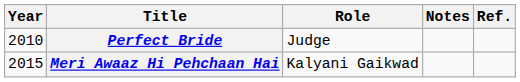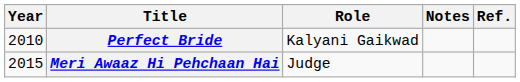(309, 40) Judge -> (353, 40) Kalyani Gaikwad
(353, 64) Kalyani Gaikwad -> (309, 64) Judge
